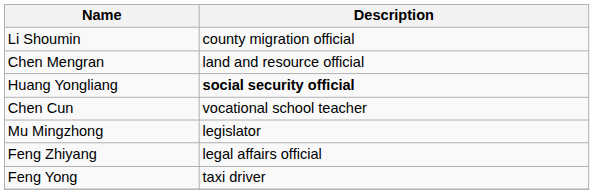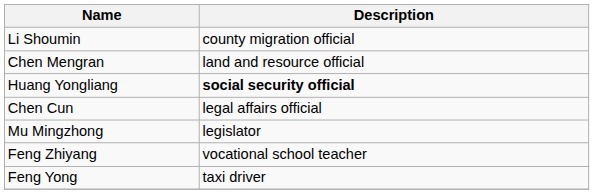(285, 108) vocational school teacher -> (262, 108) legal affairs official
(262, 154) legal affairs official -> (285, 154) vocational school teacher
